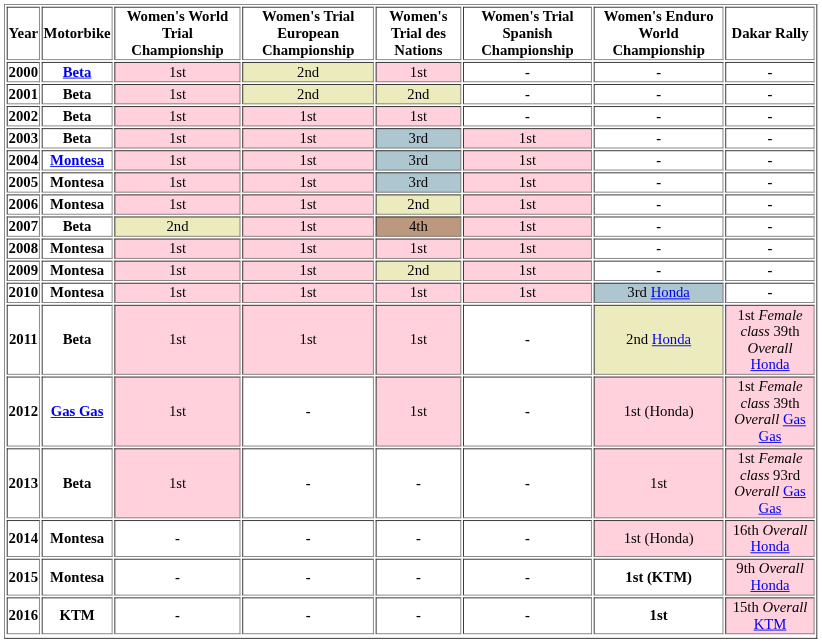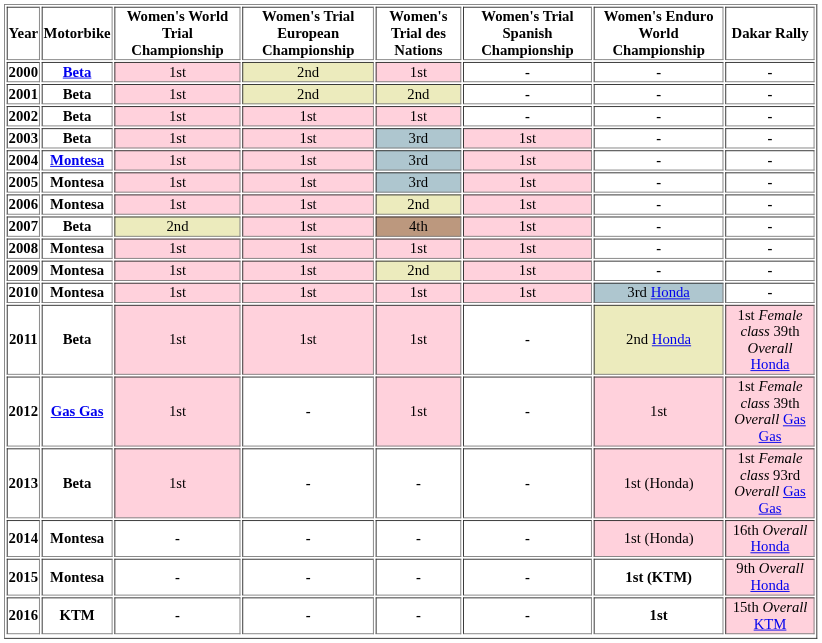(659, 411) 1st (Honda) -> (659, 411) 1st
(659, 483) 1st -> (659, 483) 1st (Honda)
